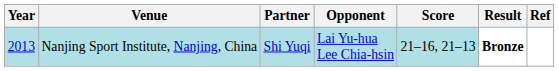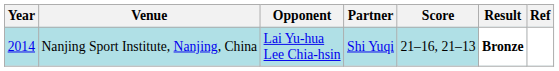columns swapped: (287, 16) <-> (355, 16)
(21, 46) 2013 -> (21, 46) 2014
